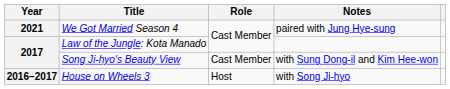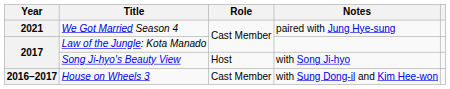(241, 60) Cast Member -> (221, 60) Host
(357, 60) with Sung Dong-il and Kim Hee-won -> (313, 60) with Song Ji-hyo
(221, 76) Host -> (241, 76) Cast Member
(313, 76) with Song Ji-hyo -> (357, 76) with Sung Dong-il and Kim Hee-won
